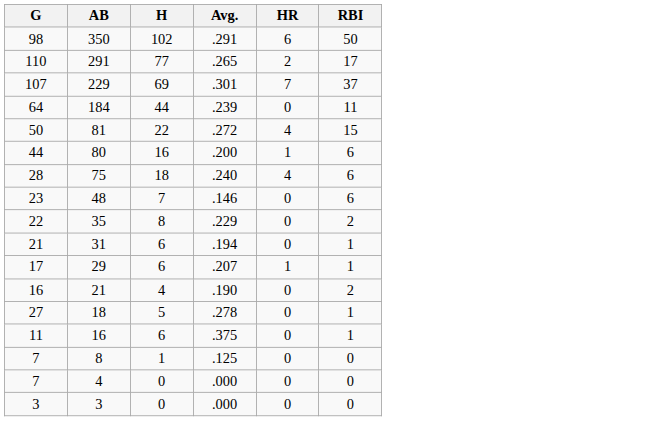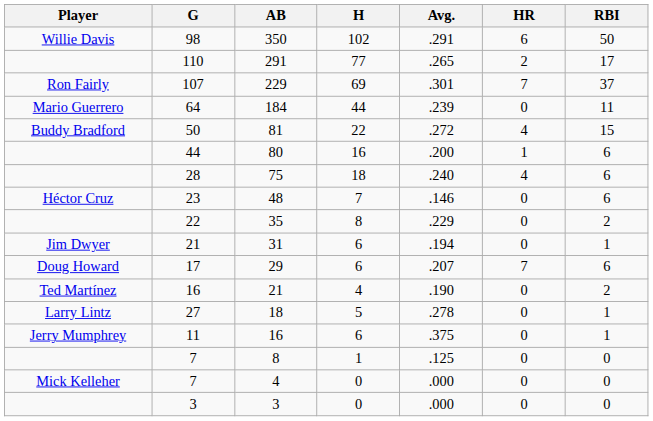+ column: (78, 15)
(288, 267) 1 -> (524, 267) 7
(350, 267) 1 -> (607, 267) 6
